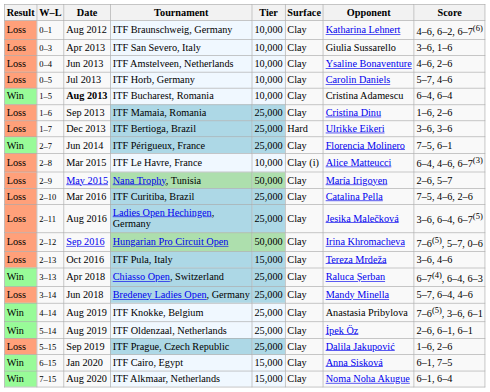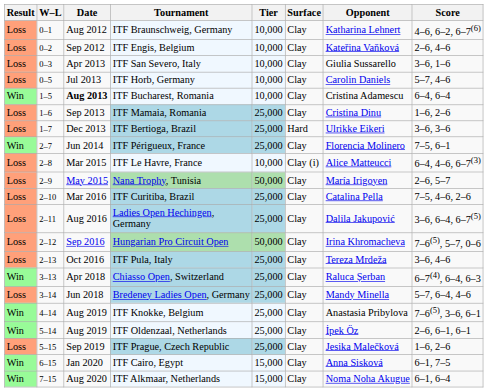+ row: (154, 47)
- row: (173, 64)
(362, 218) Jesika Malečková -> (360, 218) Dalila Jakupović
(269, 259) 15,000 -> (269, 259) 25,000
(360, 346) Dalila Jakupović -> (362, 346) Jesika Malečková
